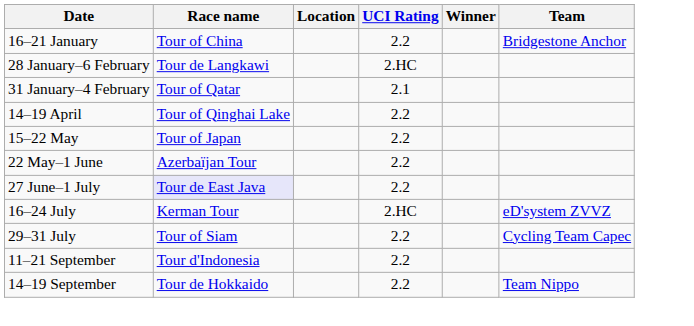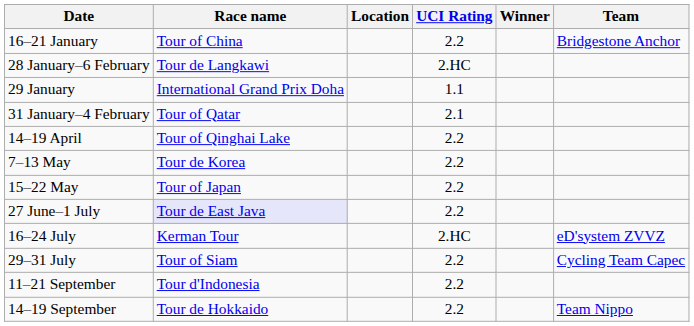+ row: (42, 89)
+ row: (39, 162)
- row: (55, 162)
